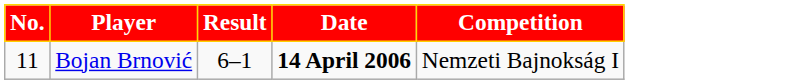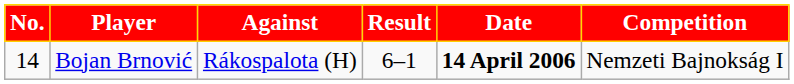+ column: (280, 23)
(27, 60) 11 -> (27, 60) 14
